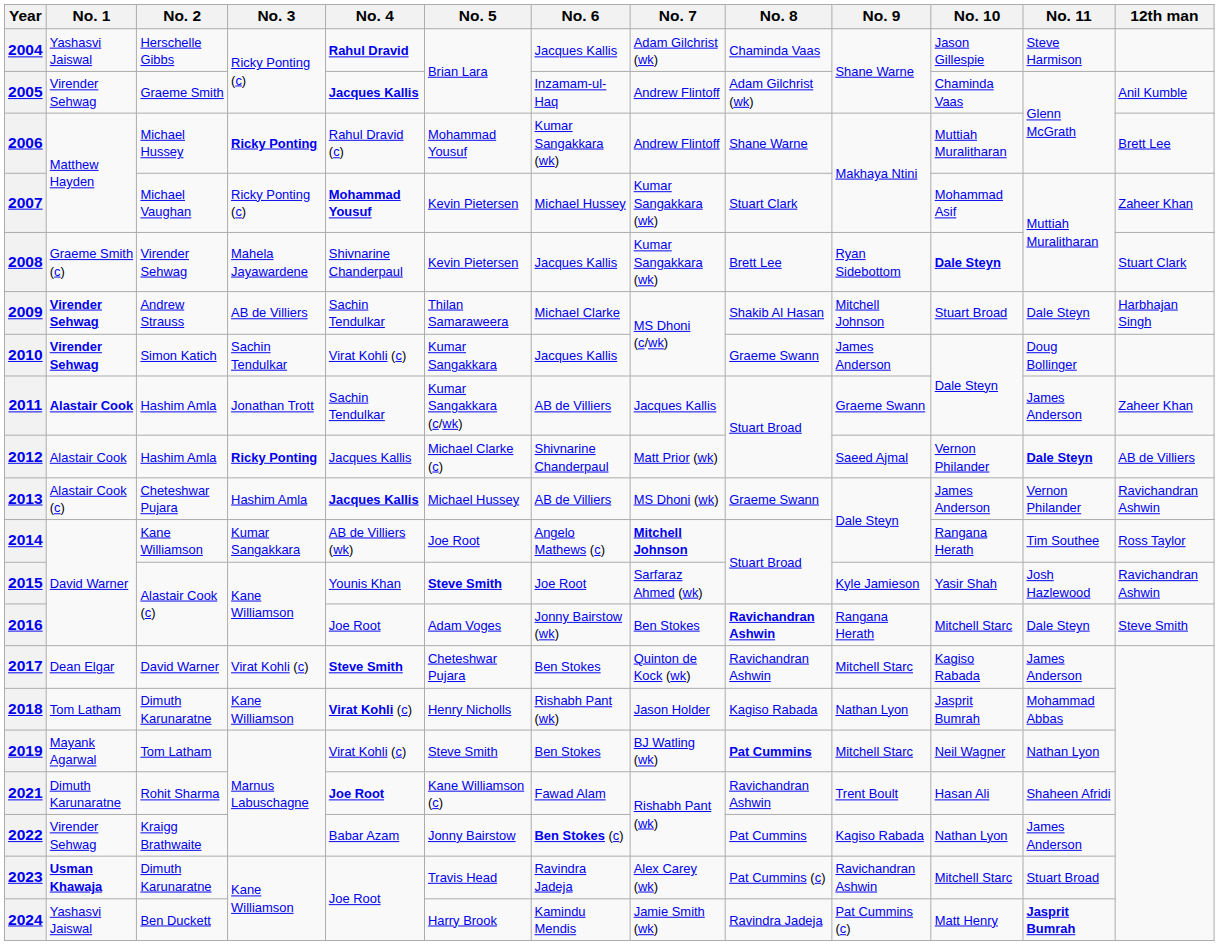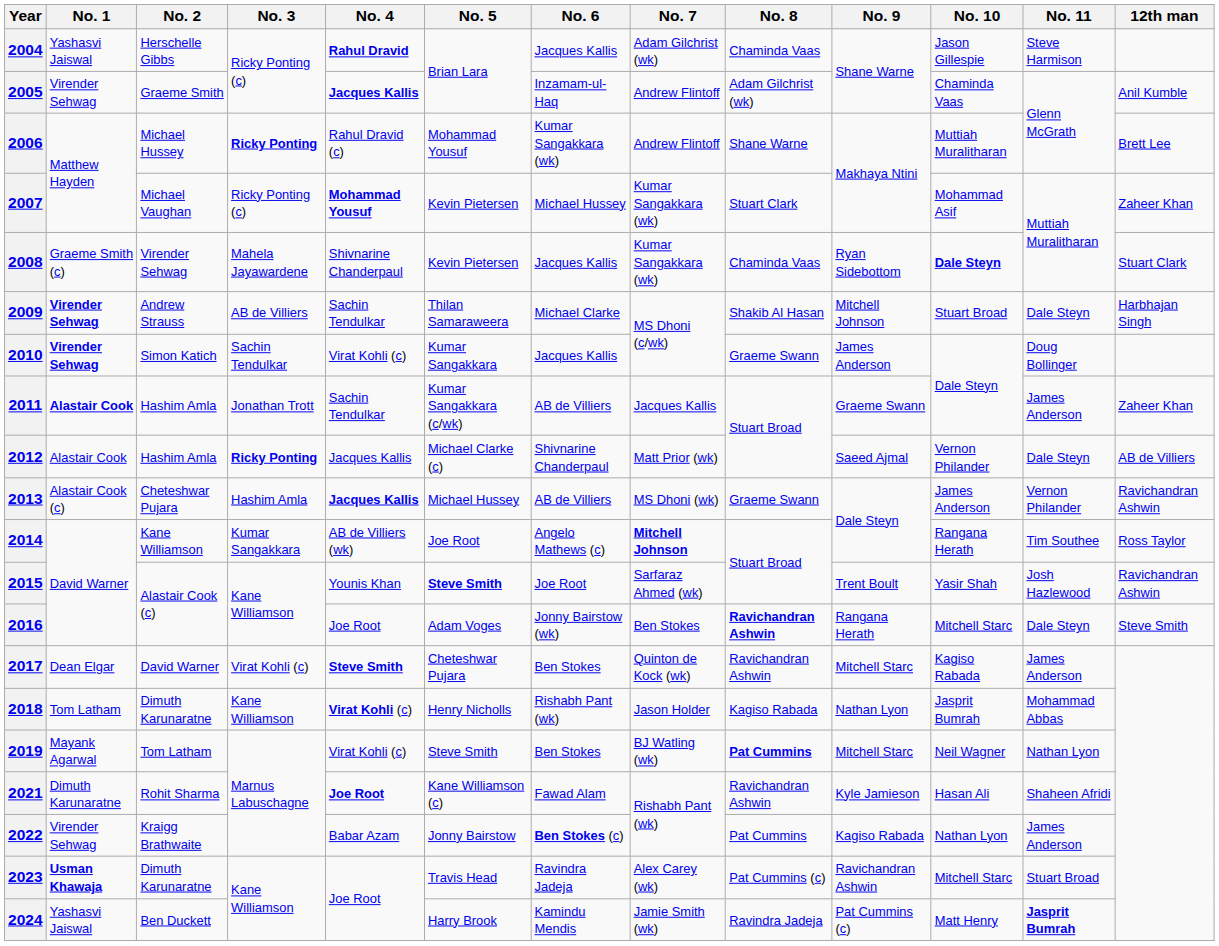(755, 263) Brett Lee -> (775, 263) Chaminda Vaas
(1060, 456) bold -> (1058, 457) normal
(877, 583) Kyle Jamieson -> (867, 583) Trent Boult
(867, 794) Trent Boult -> (877, 794) Kyle Jamieson
